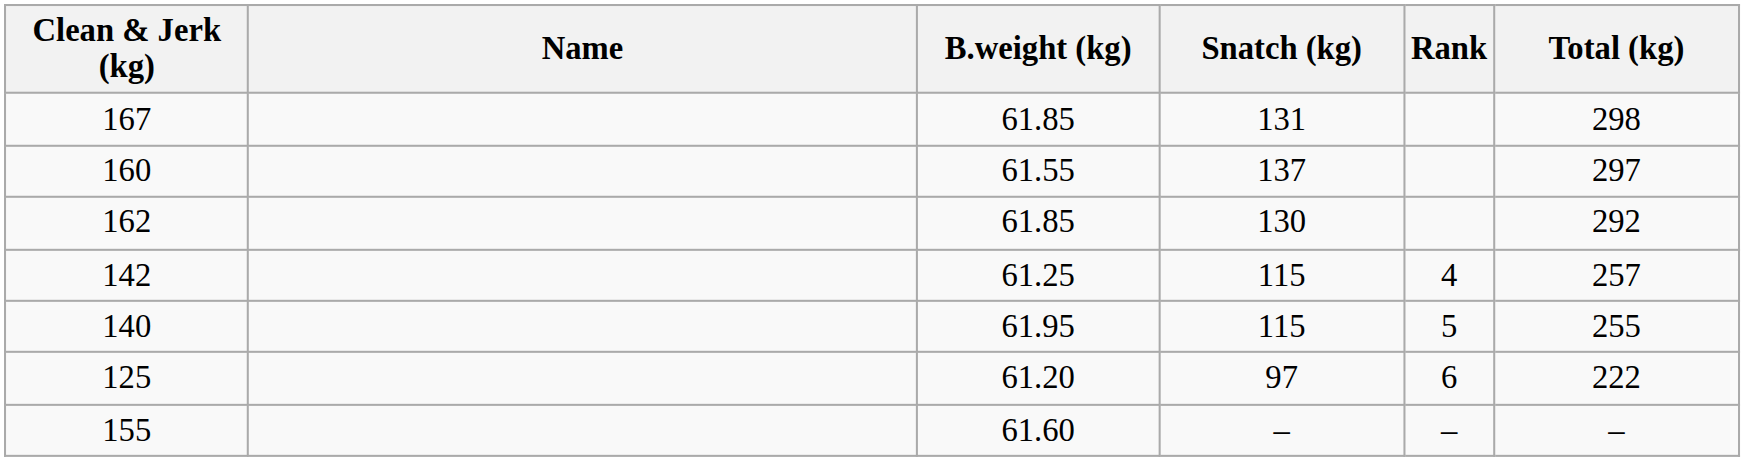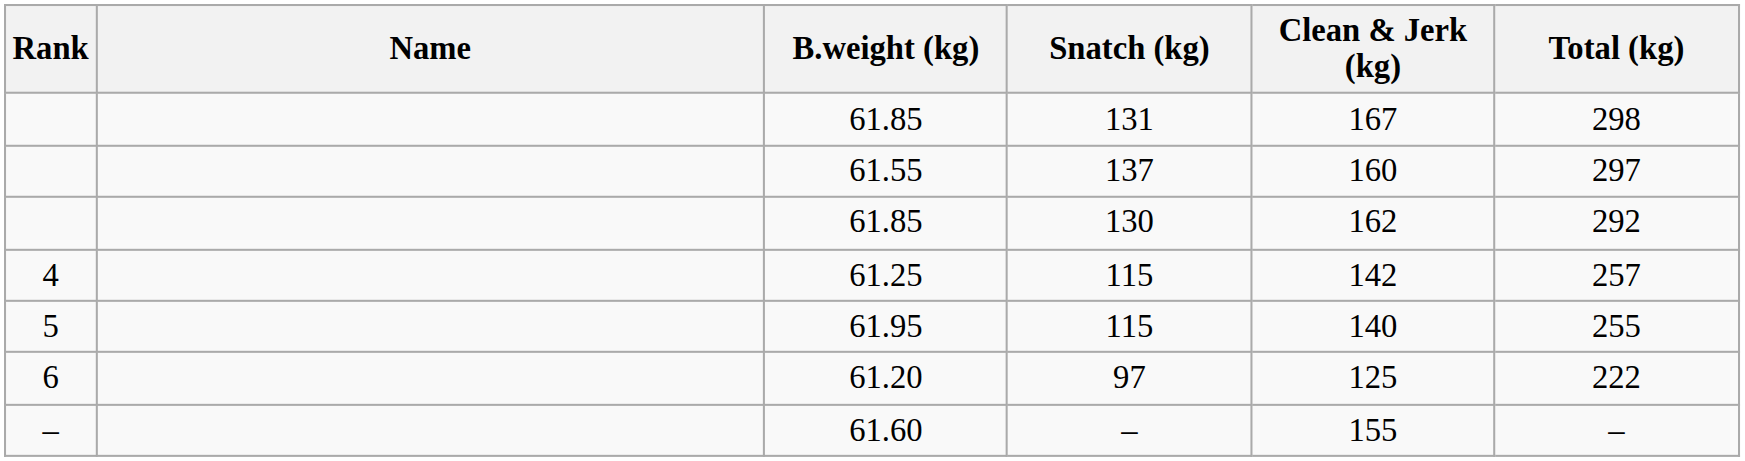columns swapped: (1449, 48) <-> (127, 48)
